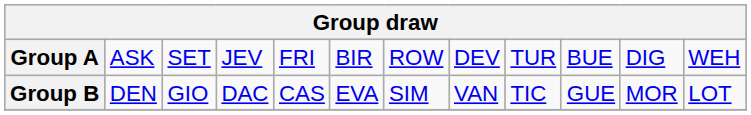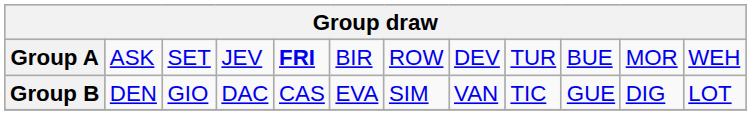(297, 57) normal -> (297, 57) bold
(646, 57) DIG -> (652, 57) MOR
(652, 92) MOR -> (646, 92) DIG
